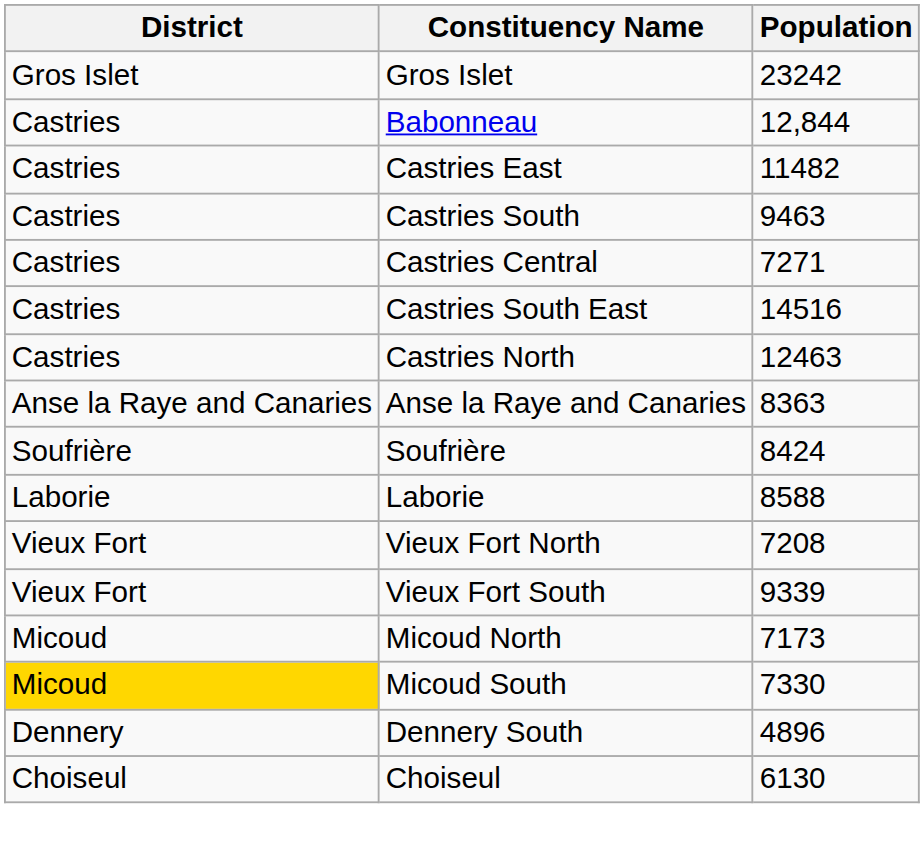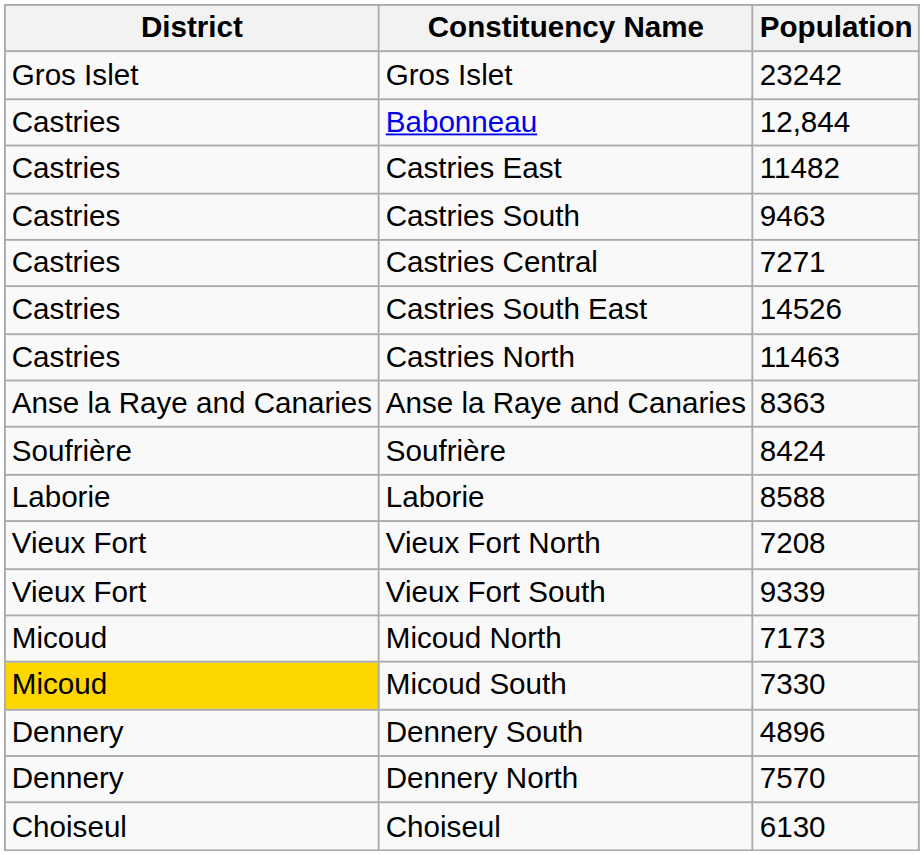(801, 309) 14516 -> (801, 309) 14526
(801, 356) 12463 -> (800, 356) 11463
+ row: (482, 779)
